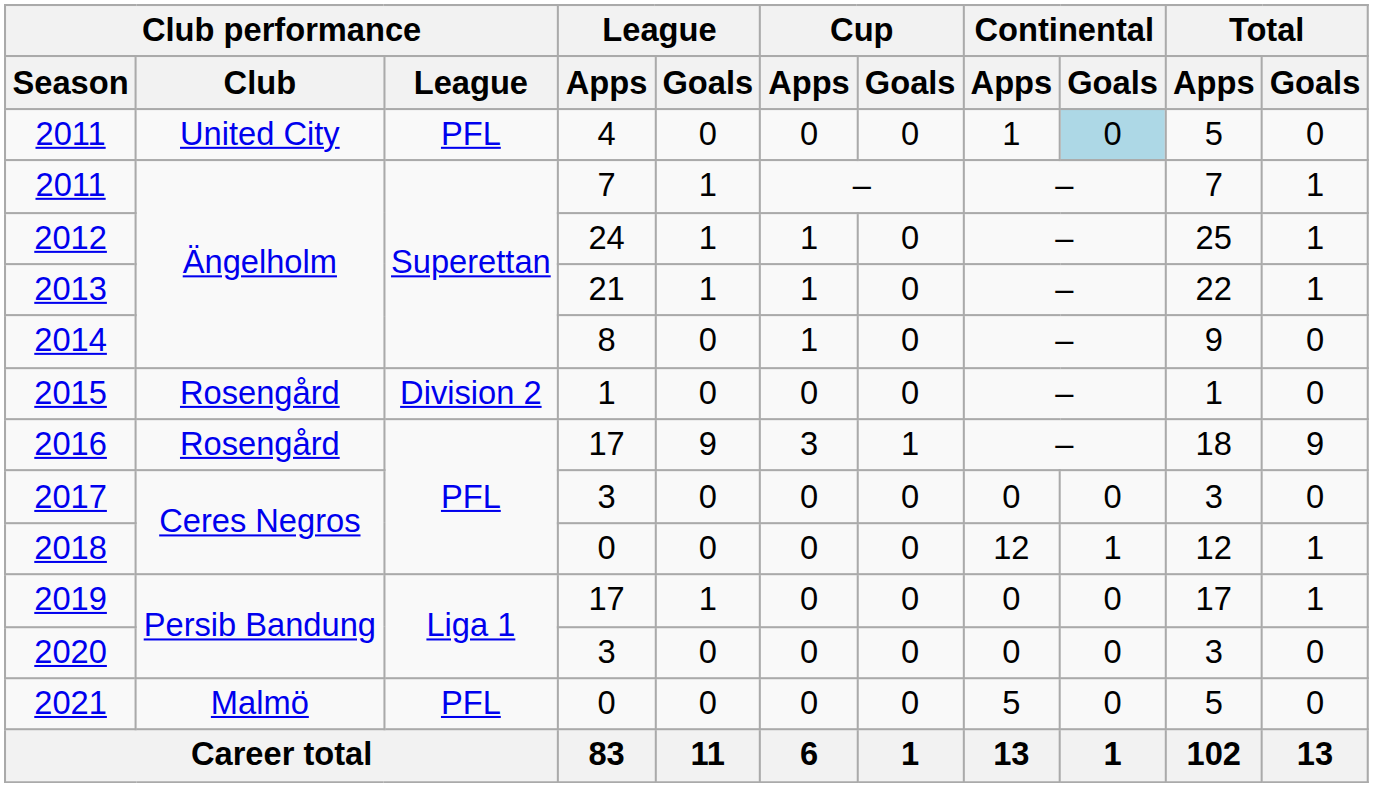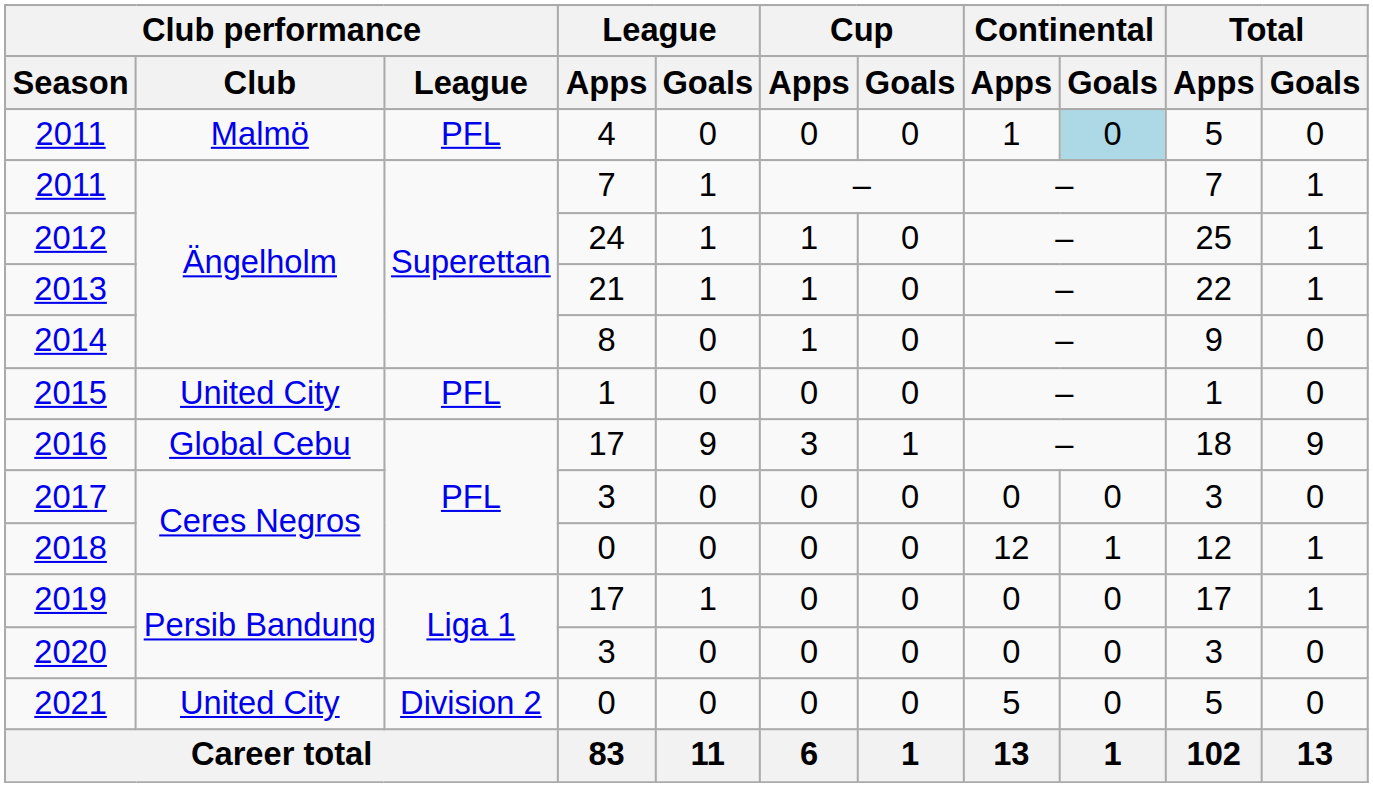(260, 133) United City -> (260, 133) Malmö
(260, 392) Rosengård -> (260, 392) United City
(471, 392) Division 2 -> (471, 392) PFL
(260, 444) Rosengård -> (260, 444) Global Cebu
(260, 703) Malmö -> (260, 703) United City
(471, 703) PFL -> (471, 703) Division 2
